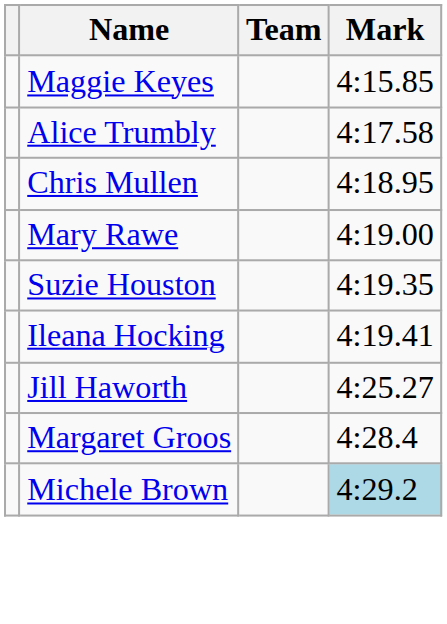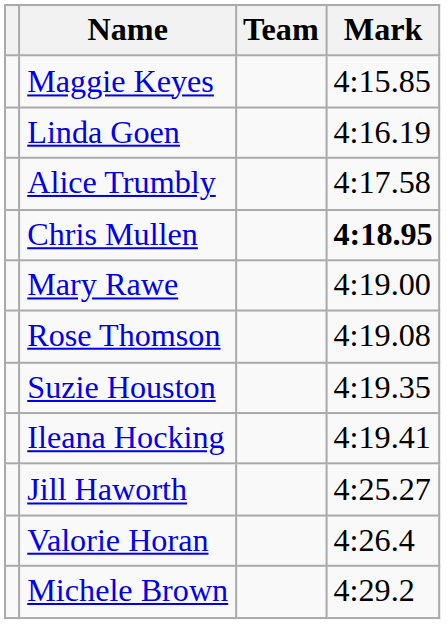+ row: (104, 132)
(385, 183) normal -> (383, 234) bold
+ row: (124, 336)
+ row: (118, 540)
- row: (129, 438)
(377, 489) lightblue background -> (374, 591) no background
